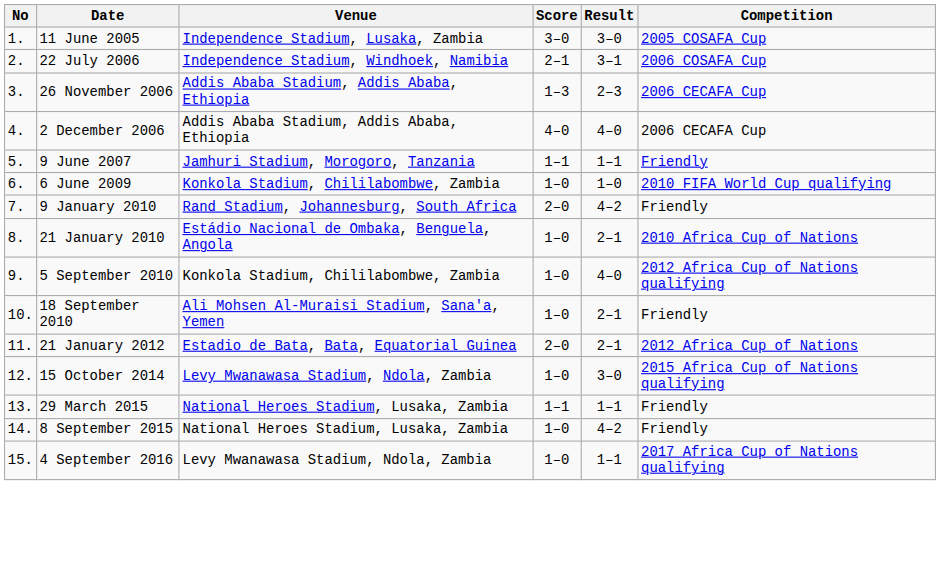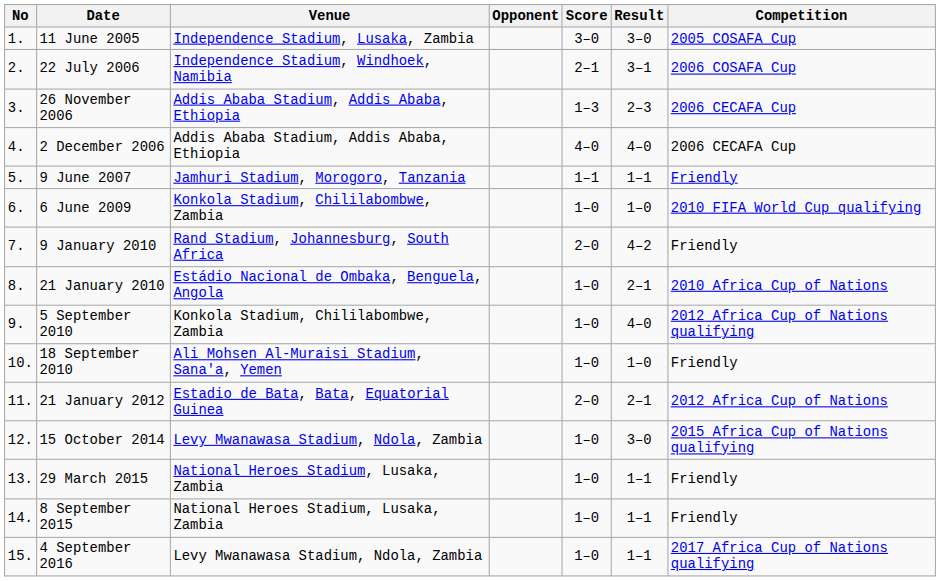+ column: (526, 16)
(609, 315) 2–1 -> (639, 363) 1–0
(557, 407) 1–1 -> (587, 479) 1–0
(609, 430) 4–2 -> (639, 518) 1–1
